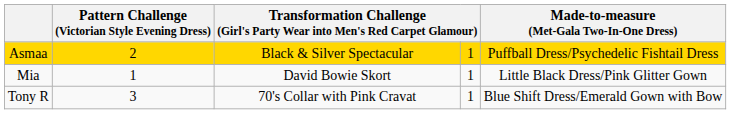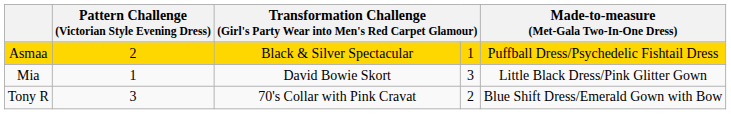(471, 75) 1 -> (471, 75) 3
(471, 97) 1 -> (471, 97) 2
